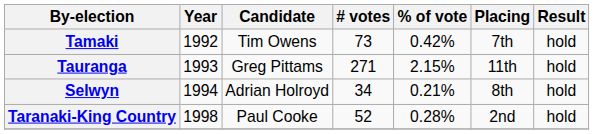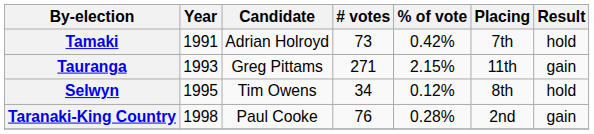(201, 41) 1992 -> (201, 41) 1991
(277, 41) Tim Owens -> (277, 41) Adrian Holroyd
(561, 66) hold -> (561, 66) gain
(201, 91) 1994 -> (201, 91) 1995
(277, 91) Adrian Holroyd -> (277, 91) Tim Owens
(432, 91) 0.21% -> (432, 91) 0.12%
(363, 116) 52 -> (363, 116) 76
(561, 116) hold -> (561, 116) gain
